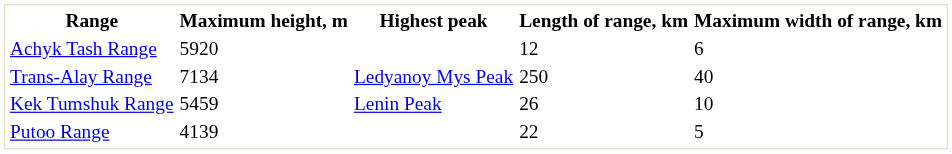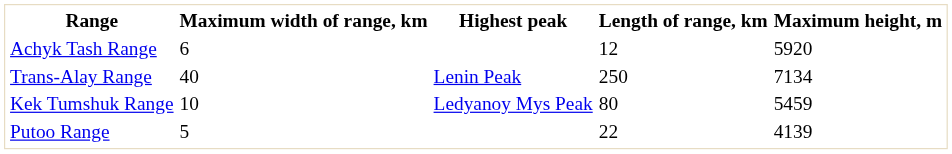columns swapped: (264, 20) <-> (818, 20)
(434, 76) Ledyanoy Mys Peak -> (477, 76) Lenin Peak
(398, 104) Lenin Peak -> (513, 104) Ledyanoy Mys Peak
(529, 104) 26 -> (608, 104) 80
